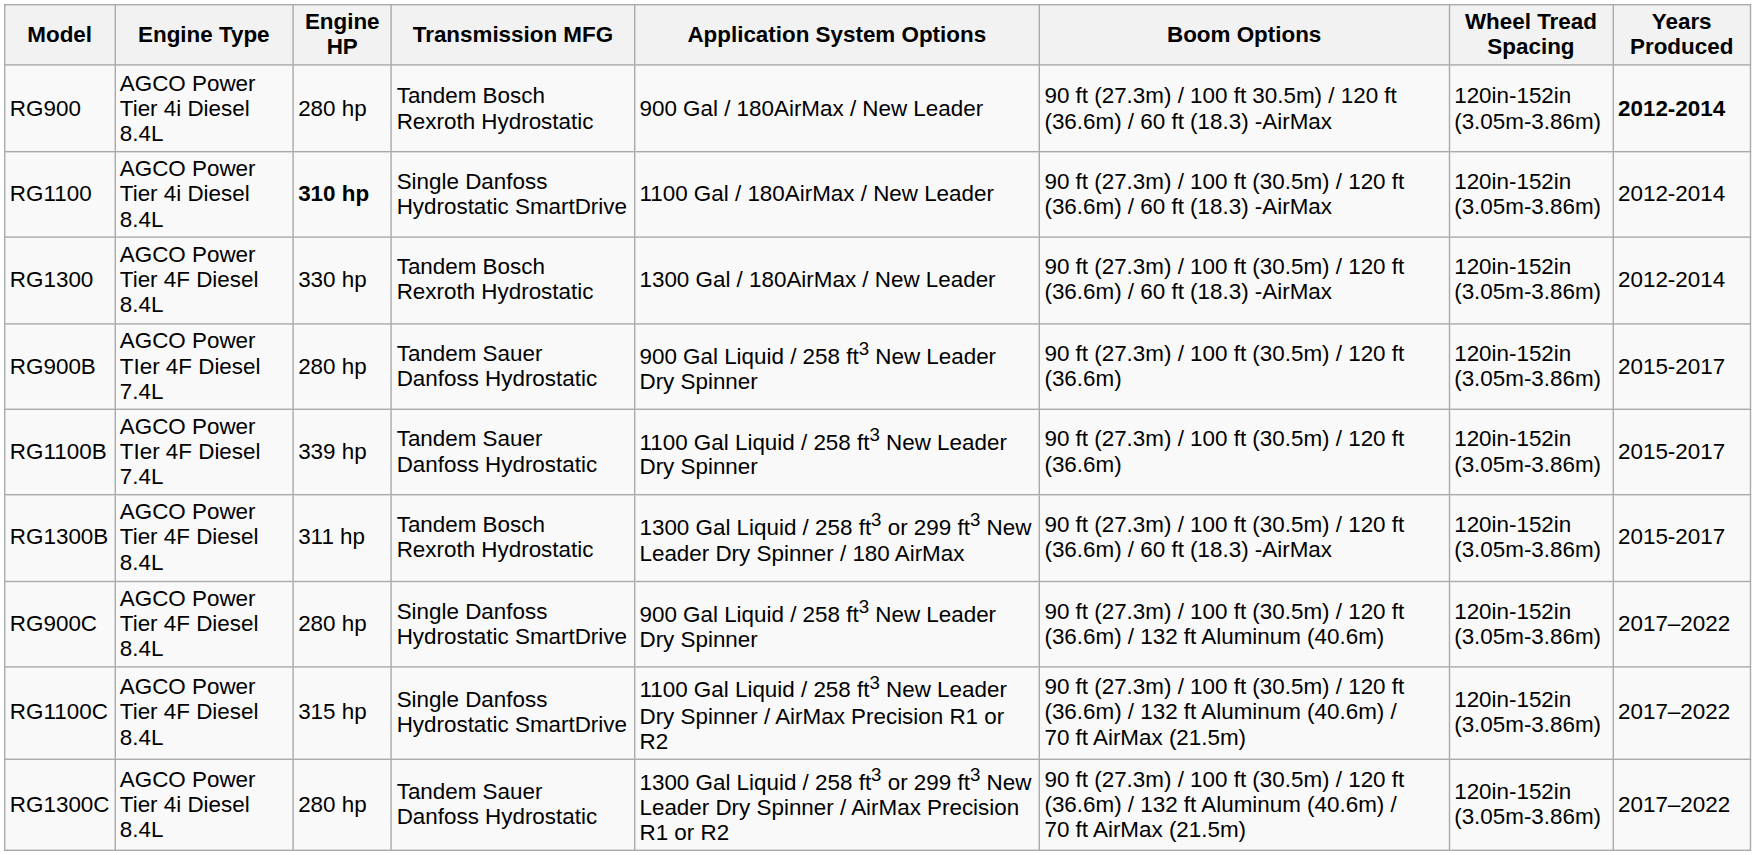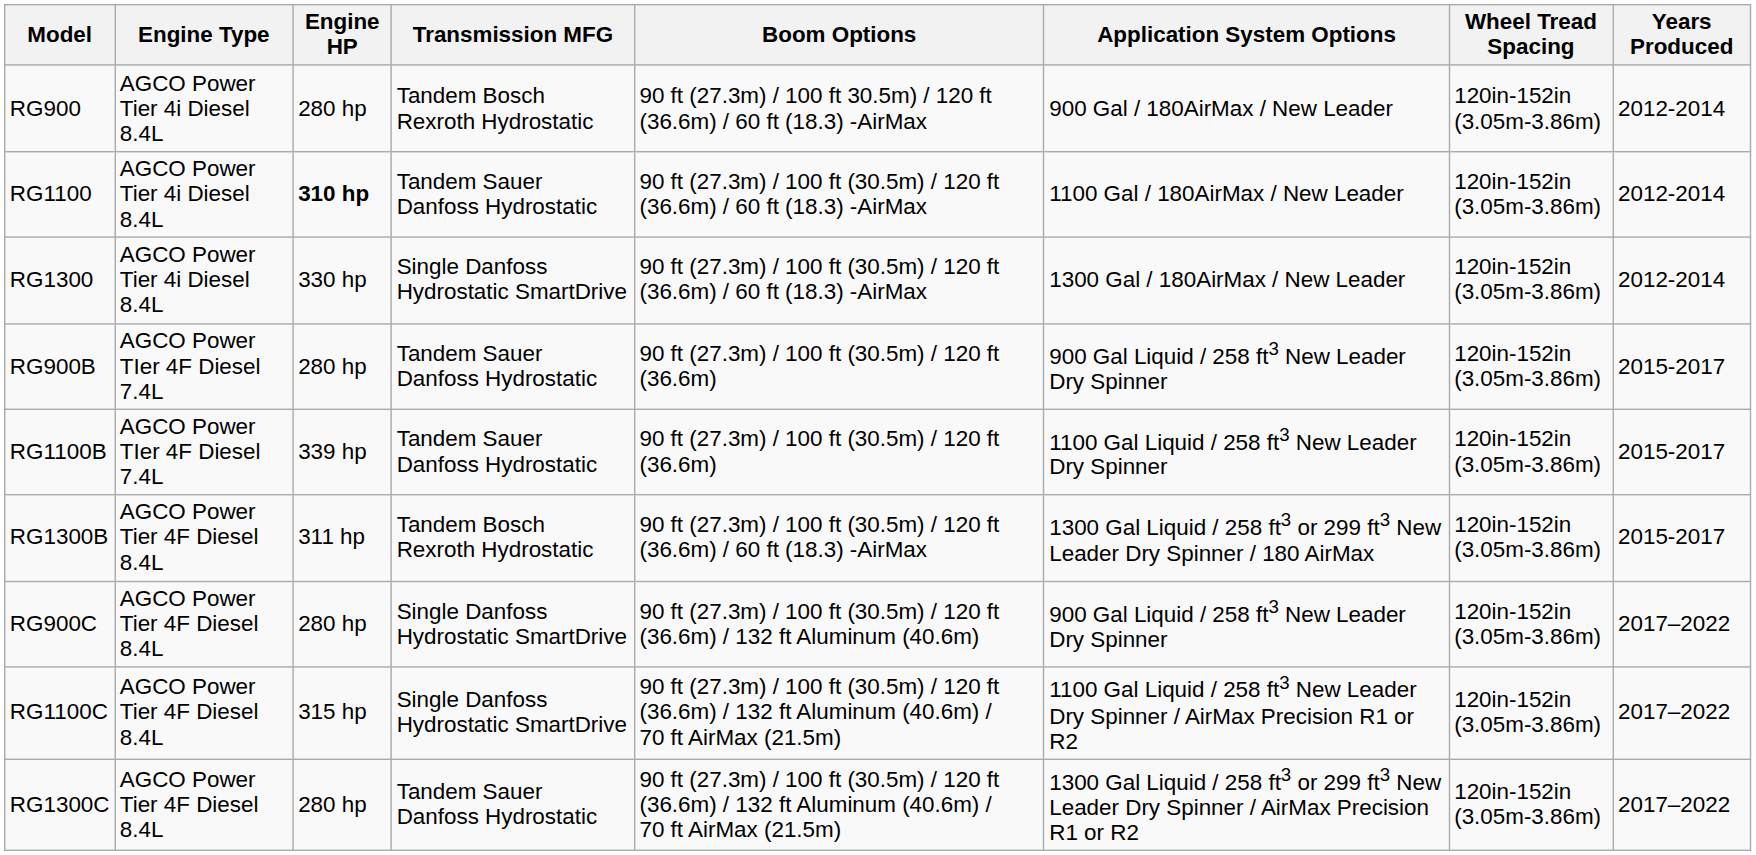columns swapped: (837, 34) <-> (1244, 34)
(1672, 108) bold -> (1672, 108) normal
(512, 194) Single Danfoss Hydrostatic SmartDrive -> (497, 194) Tandem Sauer Danfoss Hydrostatic
(189, 280) AGCO Power Tier 4F Diesel 8.4L -> (188, 280) AGCO Power Tier 4i Diesel 8.4L
(495, 280) Tandem Bosch Rexroth Hydrostatic -> (512, 280) Single Danfoss Hydrostatic SmartDrive
(188, 804) AGCO Power Tier 4i Diesel 8.4L -> (189, 804) AGCO Power Tier 4F Diesel 8.4L
